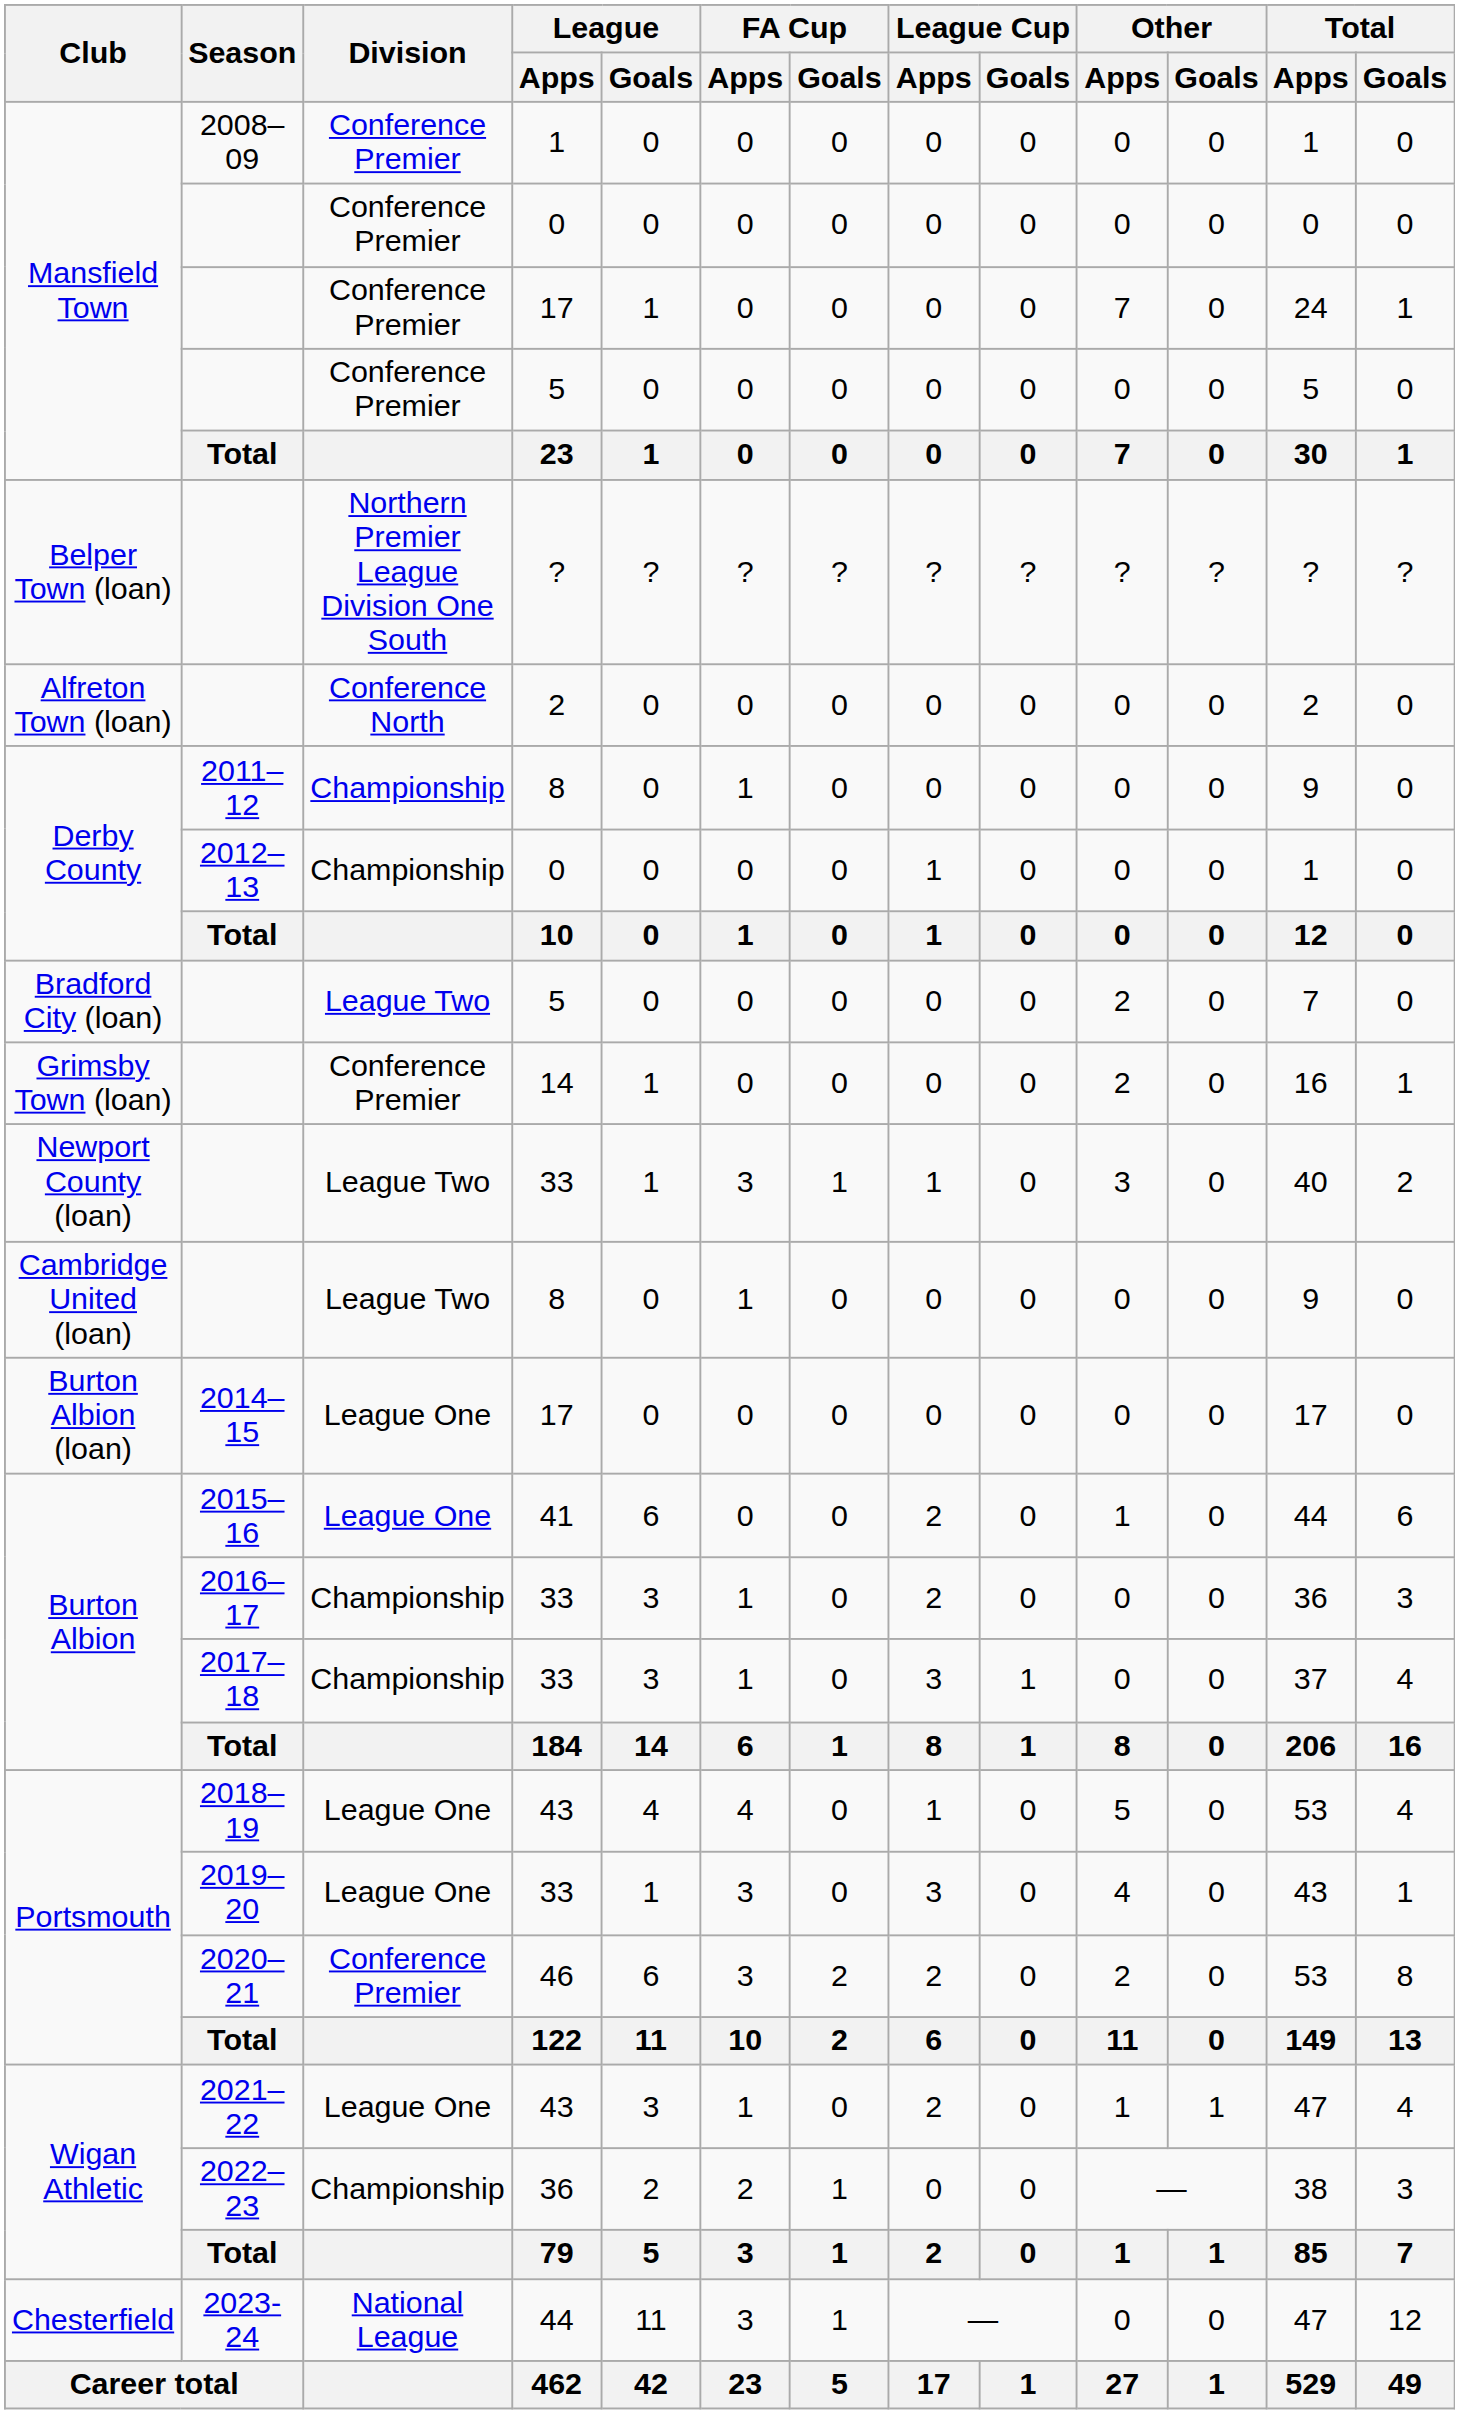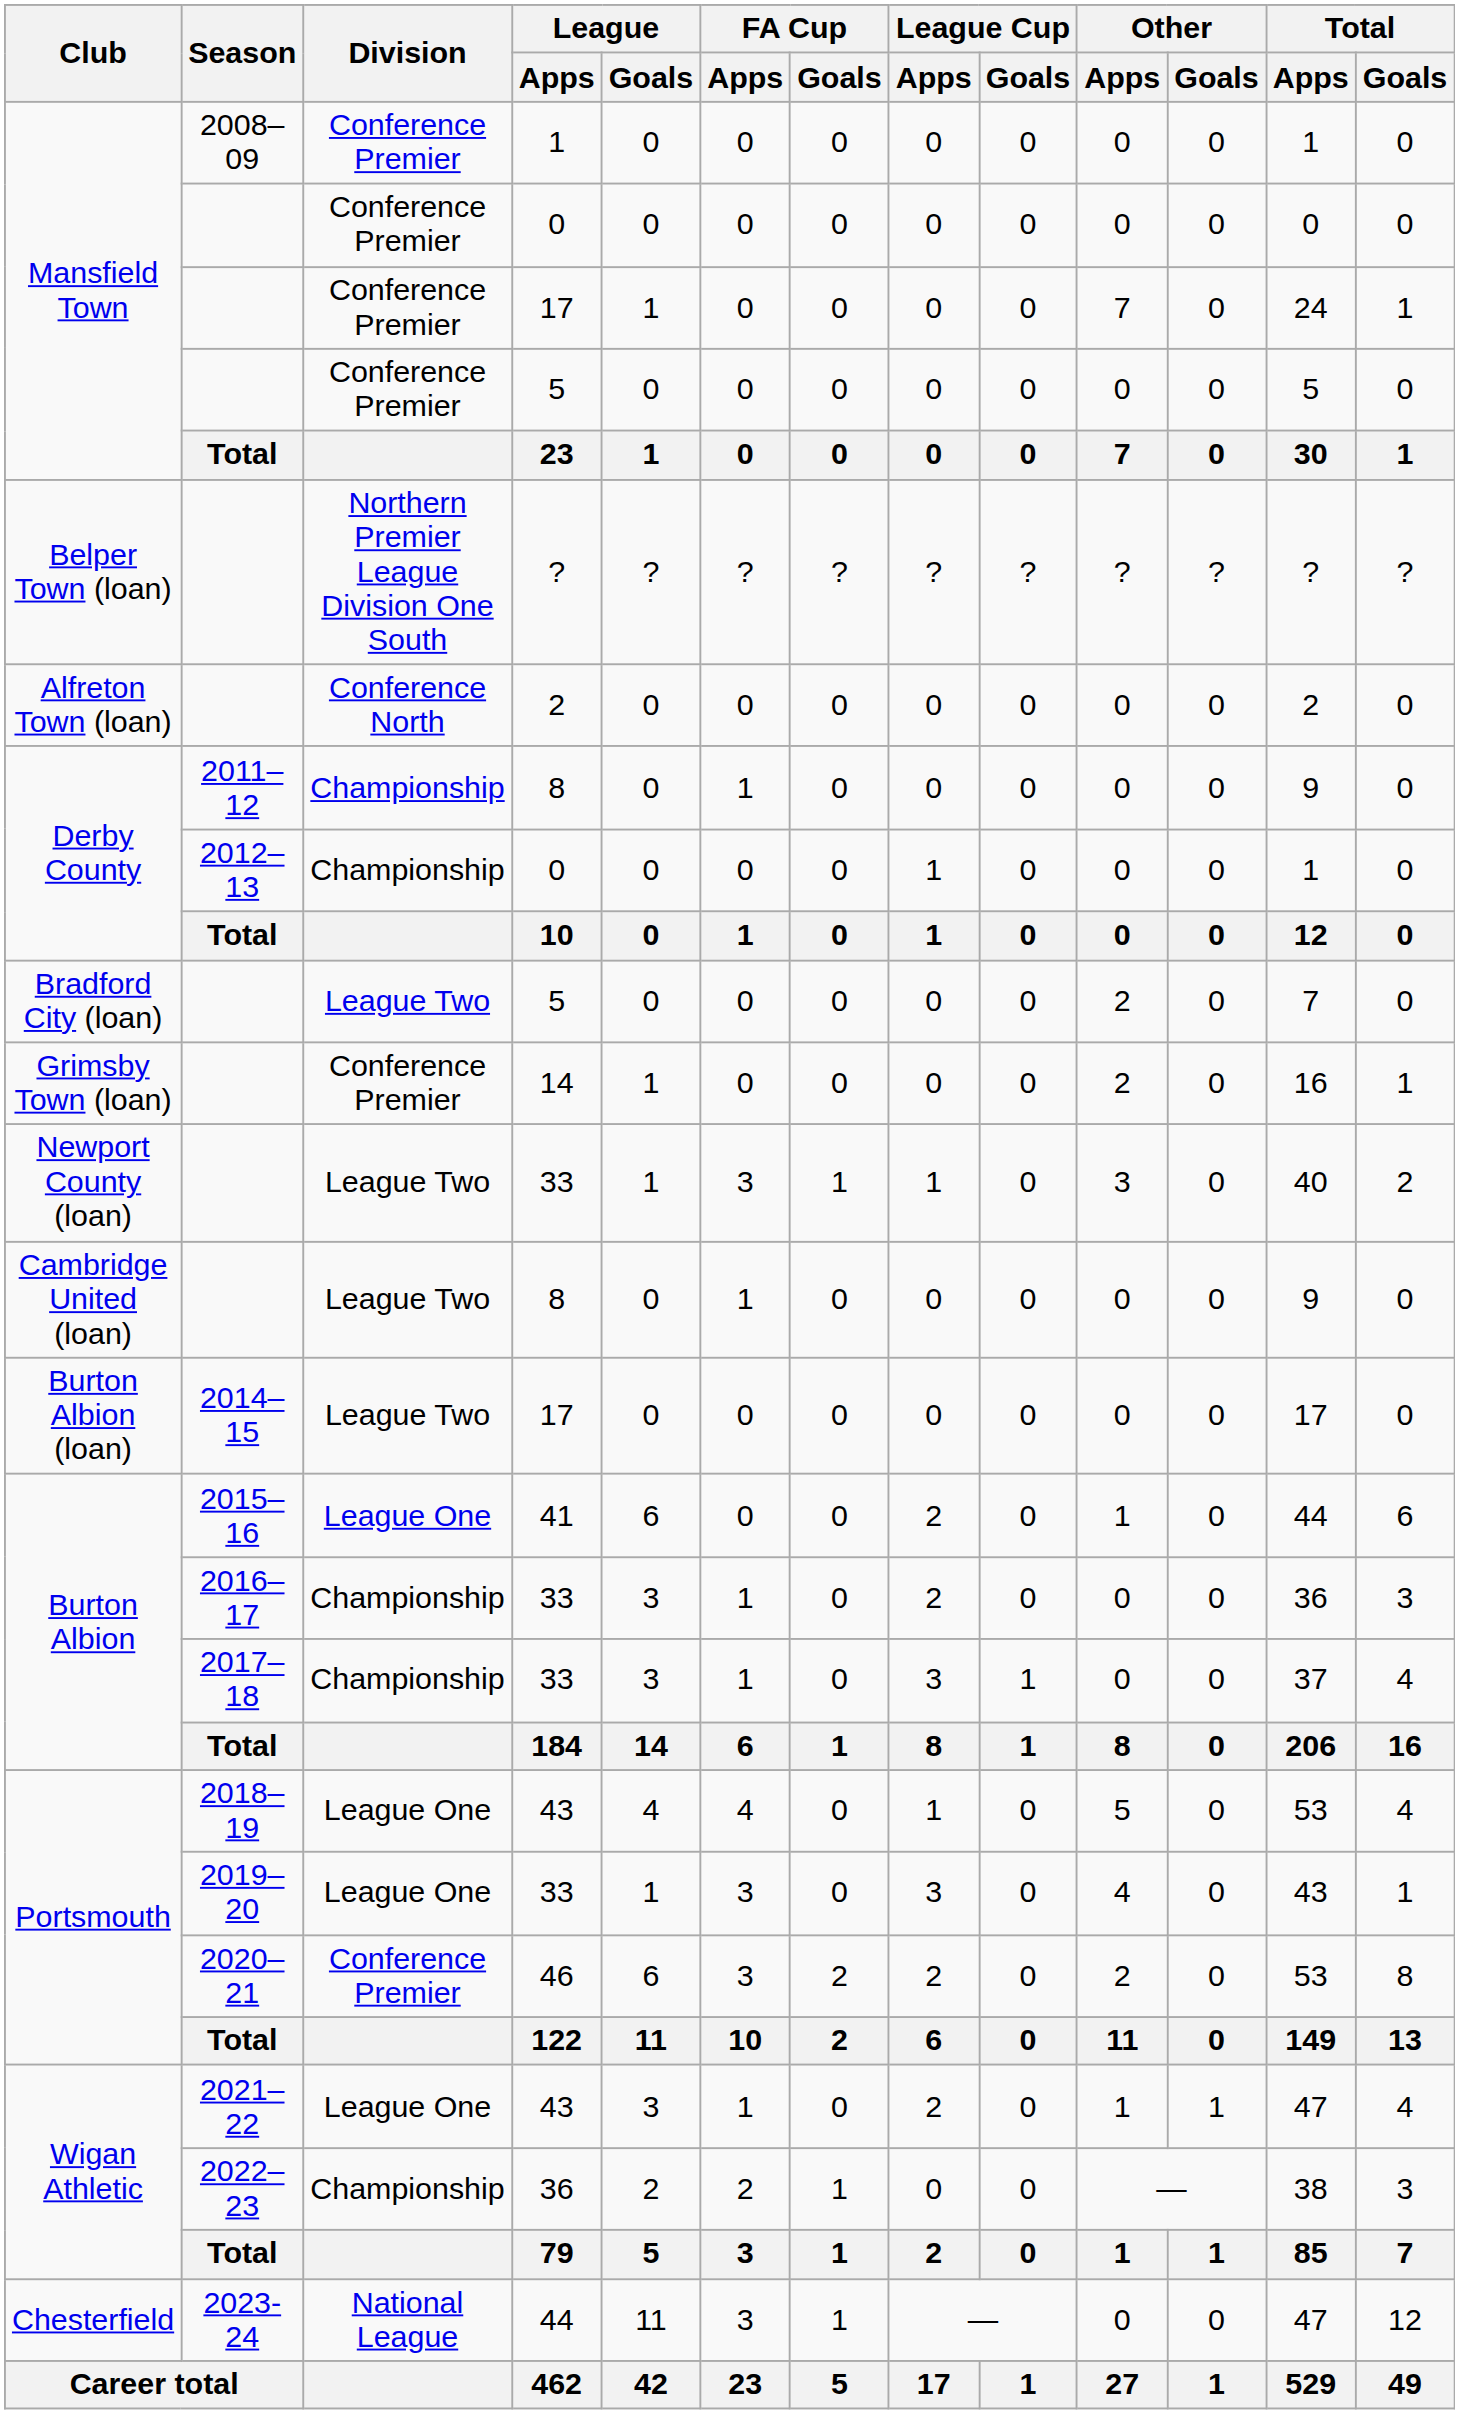(407, 1415) League One -> (407, 1415) League Two
